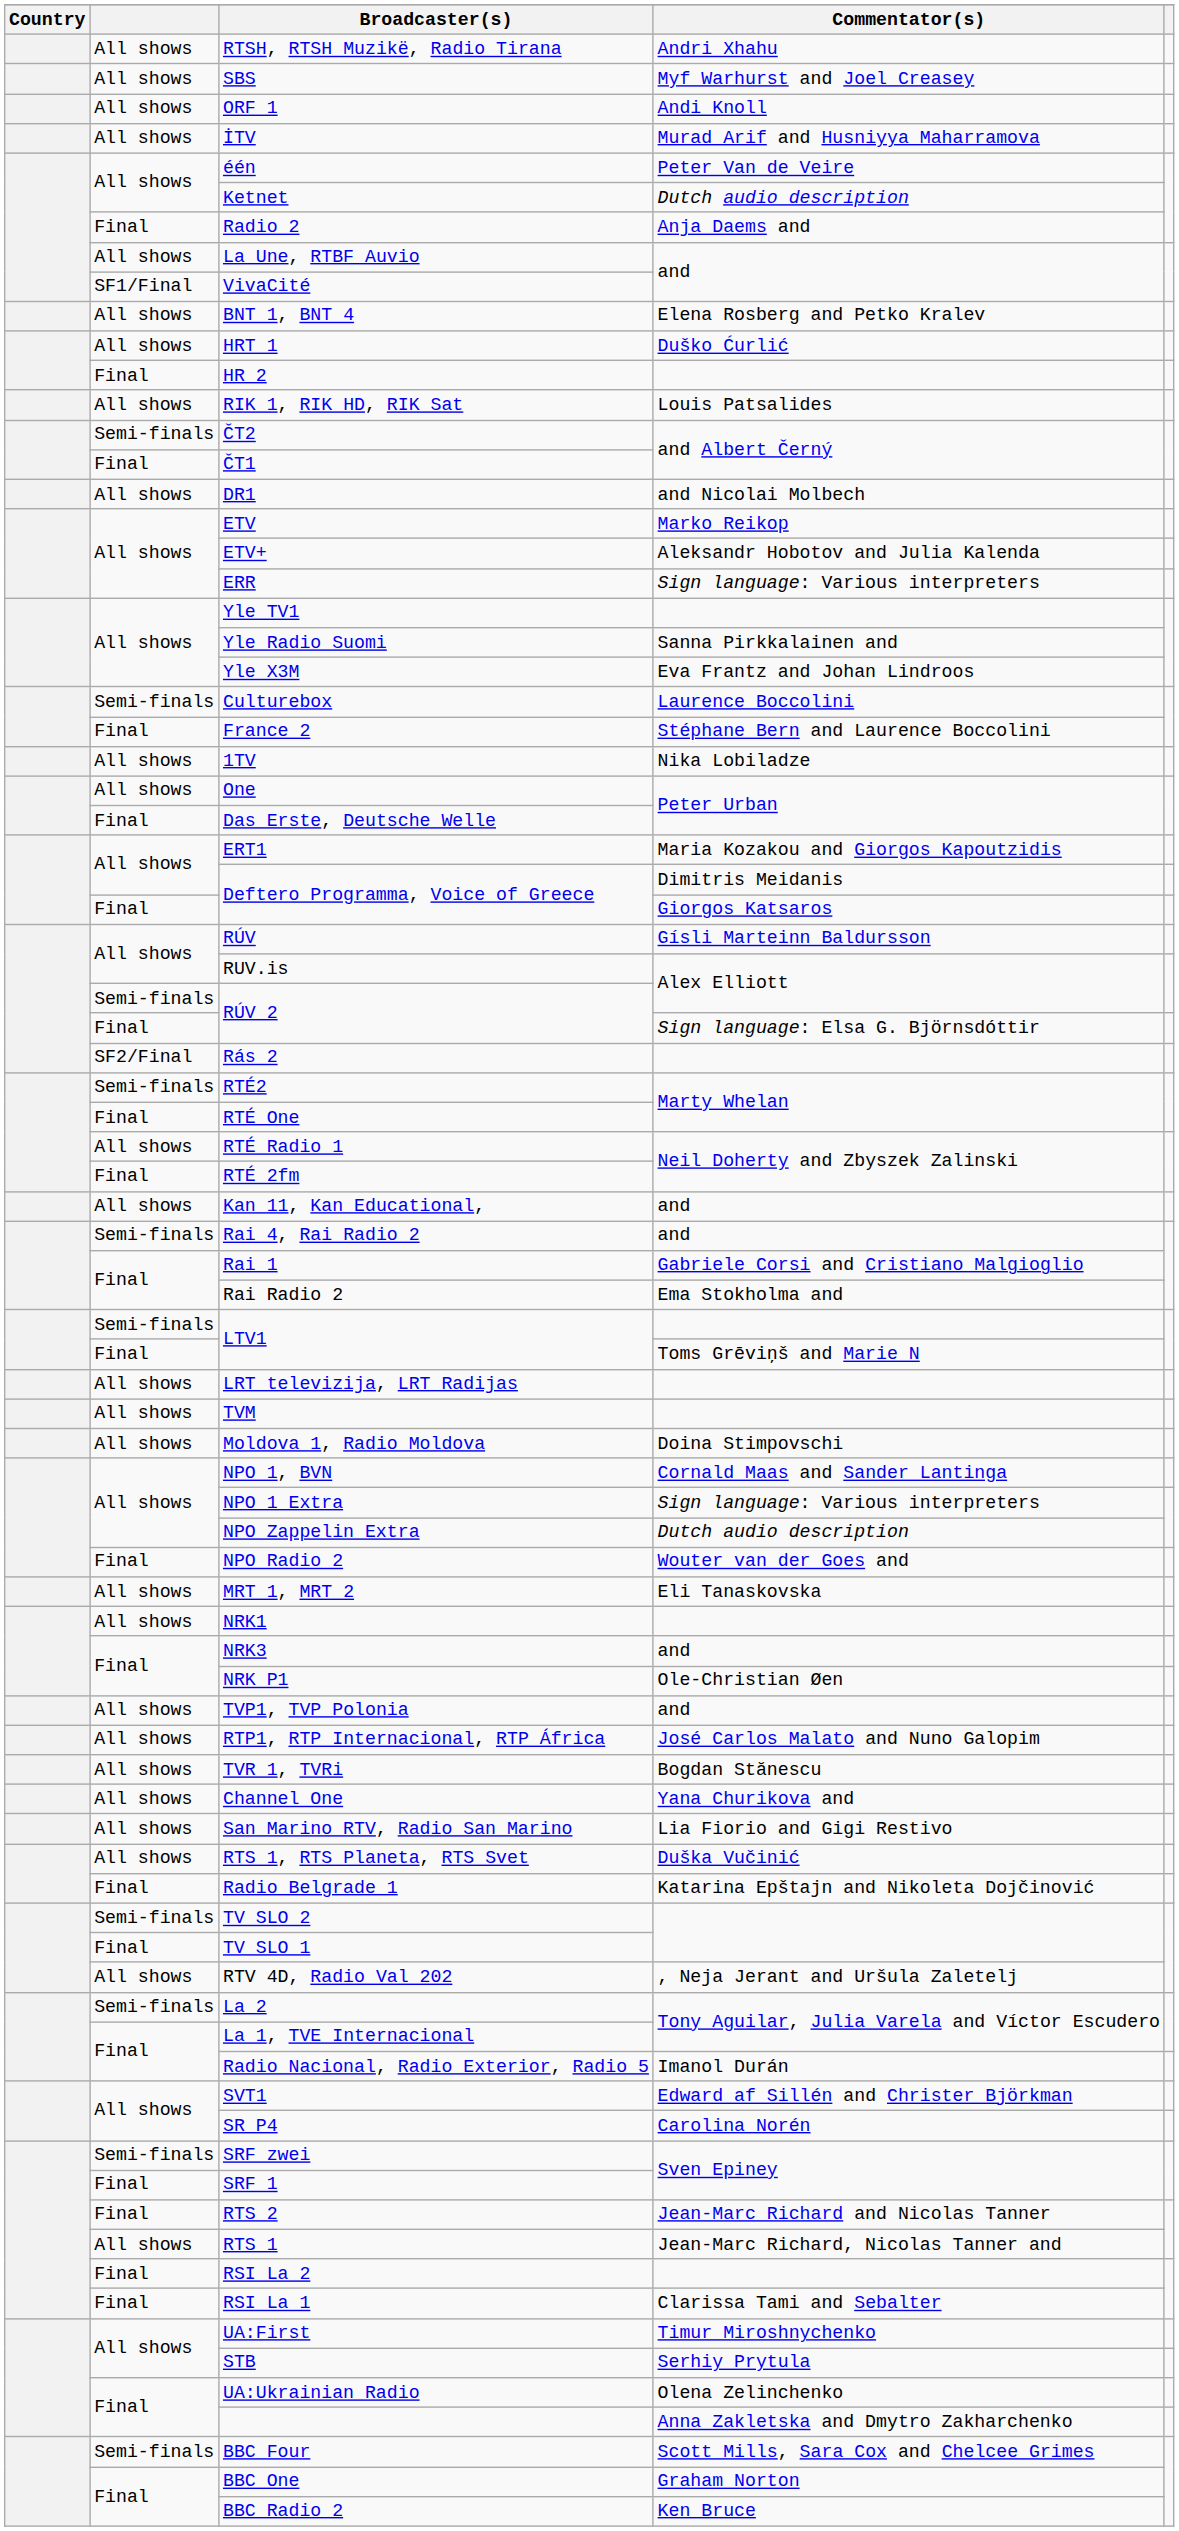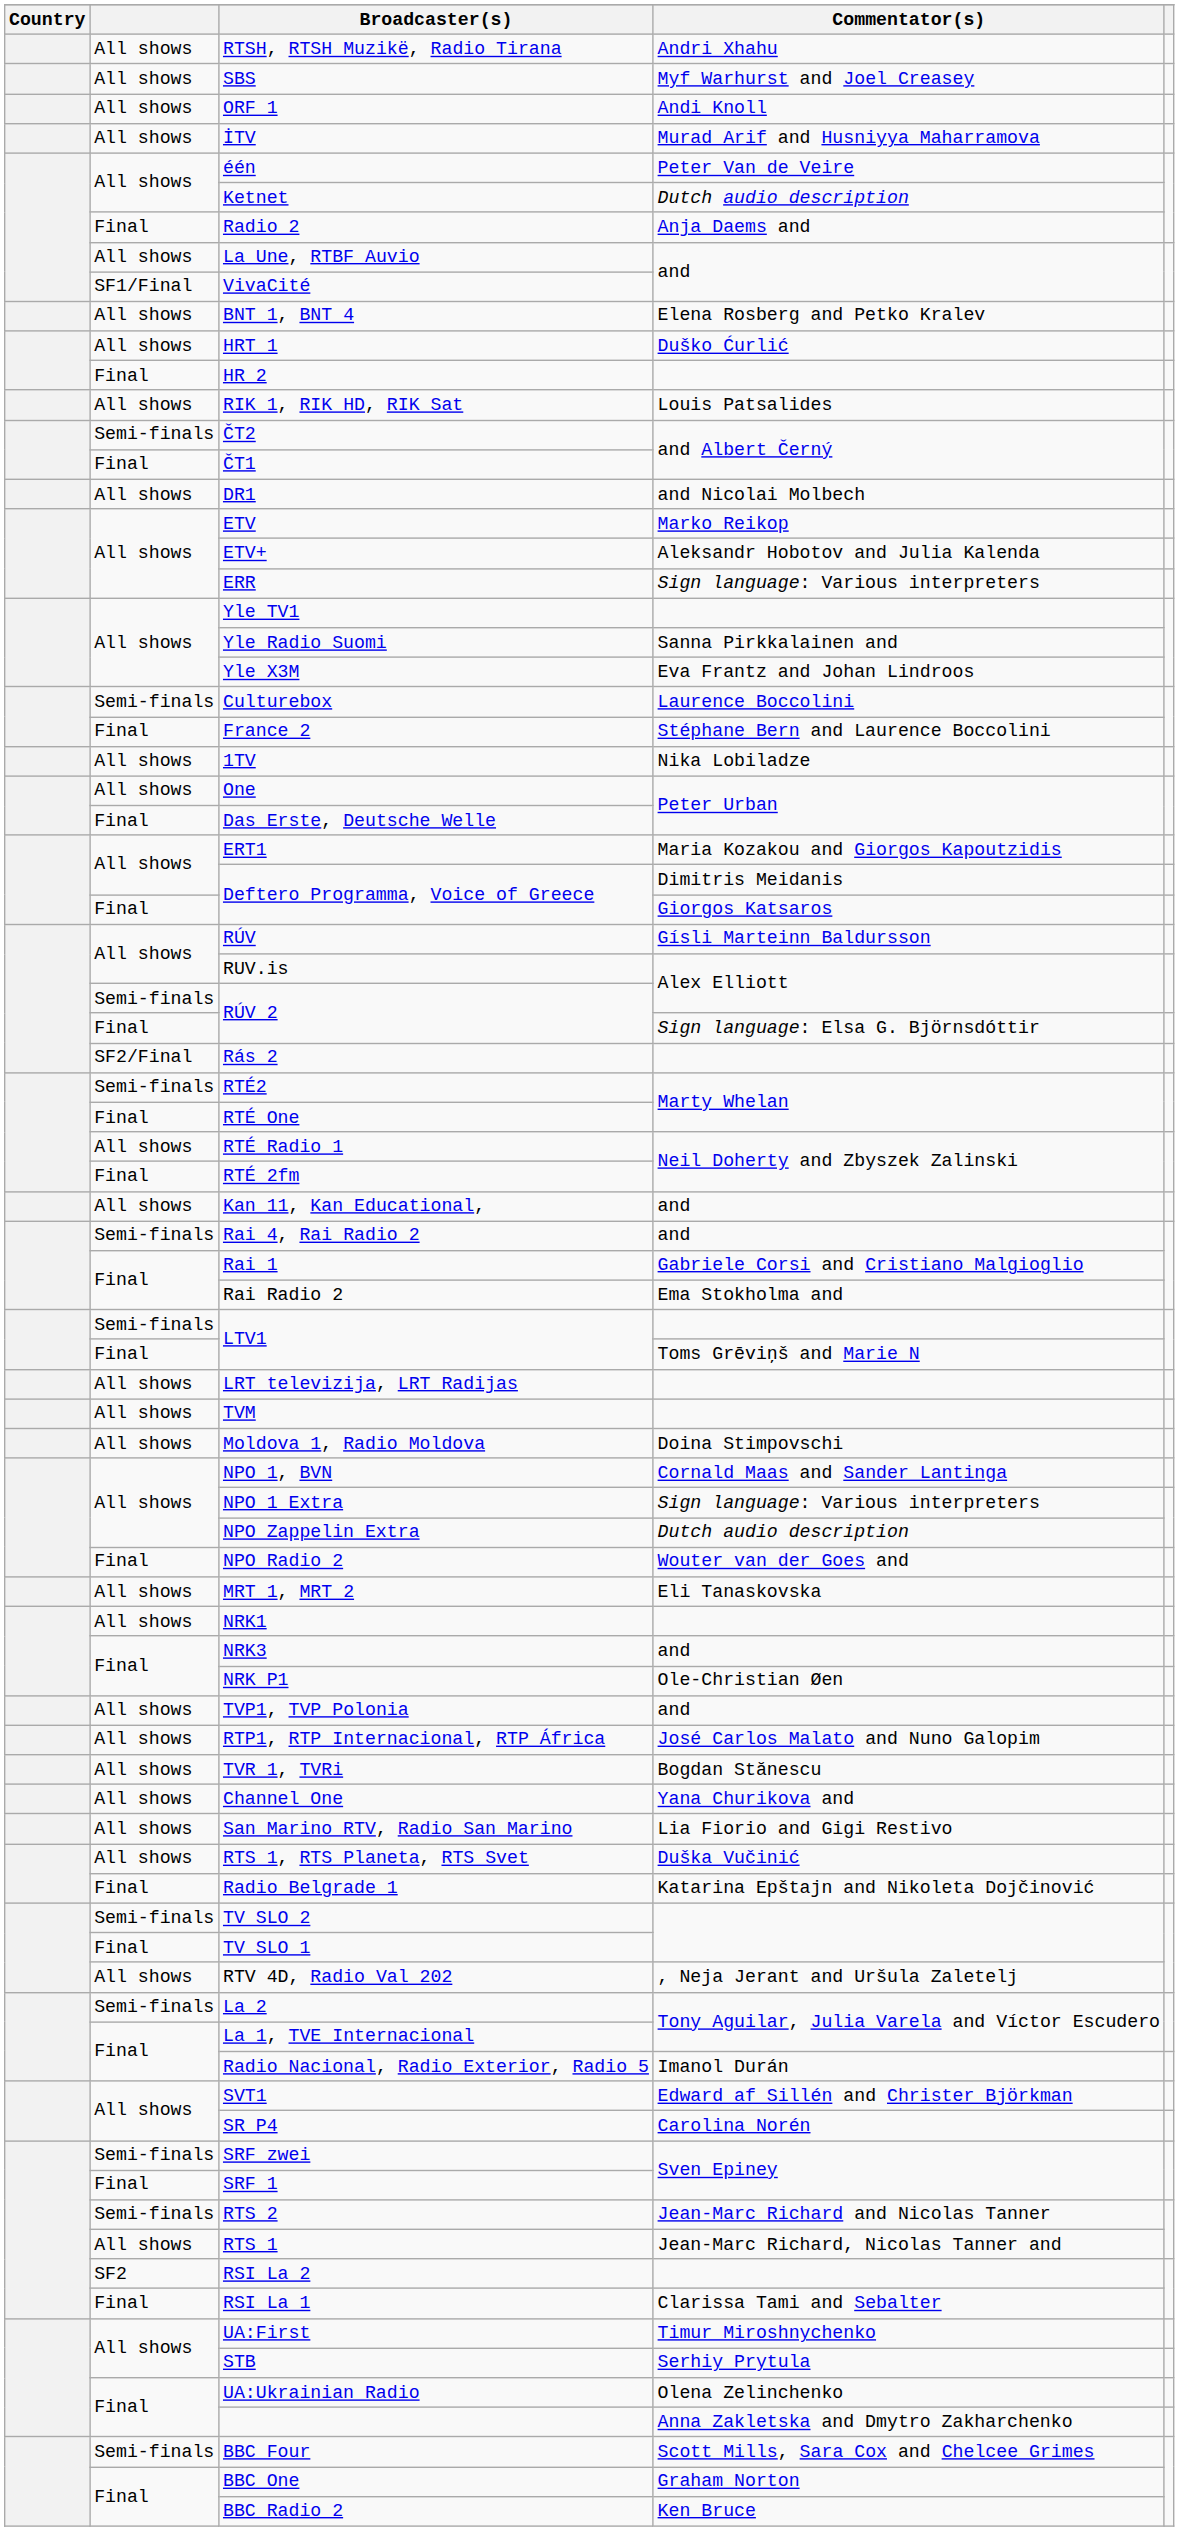(121, 2215) Final -> (154, 2215) Semi-finals
(121, 2274) Final -> (111, 2274) SF2
